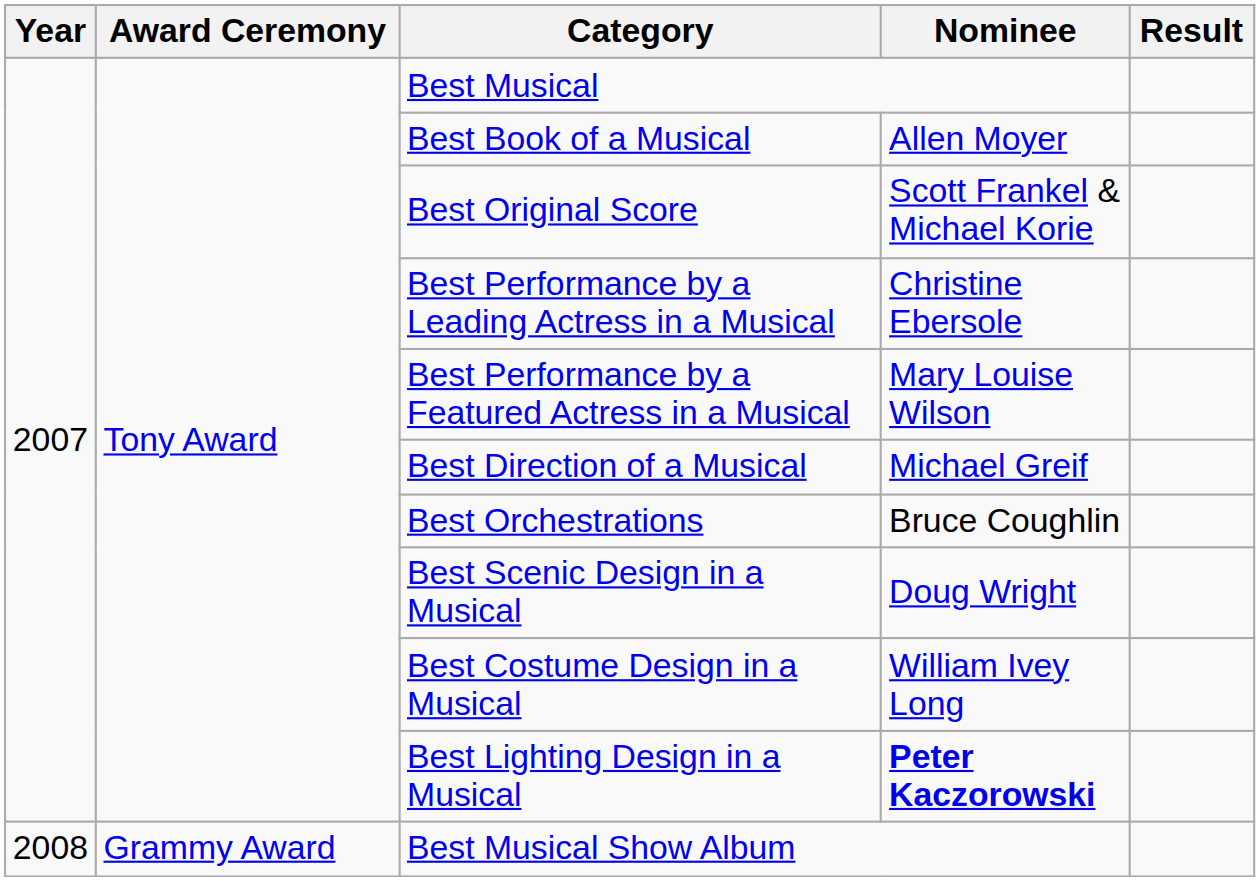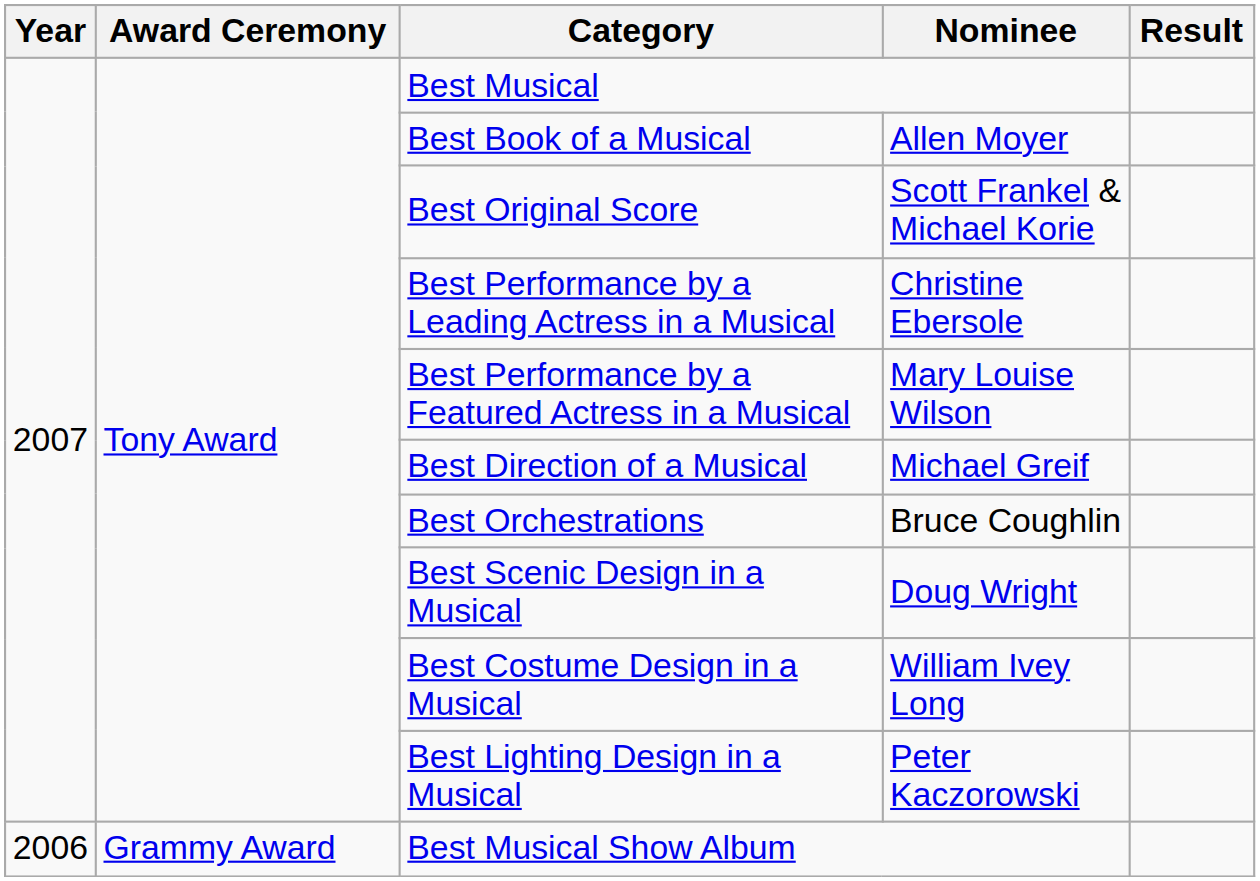(992, 775) bold -> (985, 775) normal
(50, 848) 2008 -> (50, 848) 2006
